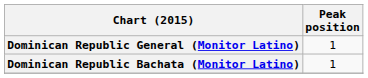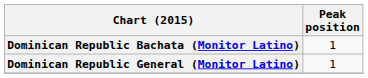rows swapped: (154, 64) <-> (154, 45)
